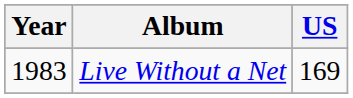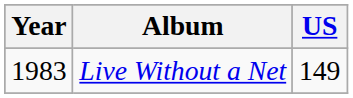(320, 70) 169 -> (320, 70) 149
